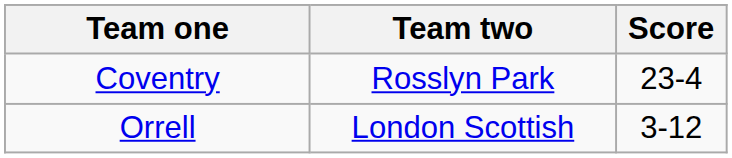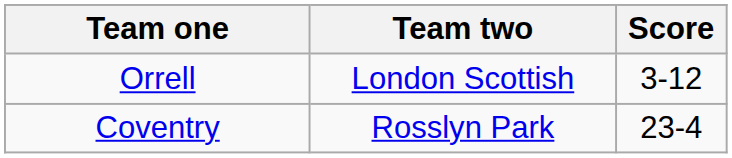rows swapped: (158, 78) <-> (158, 127)
